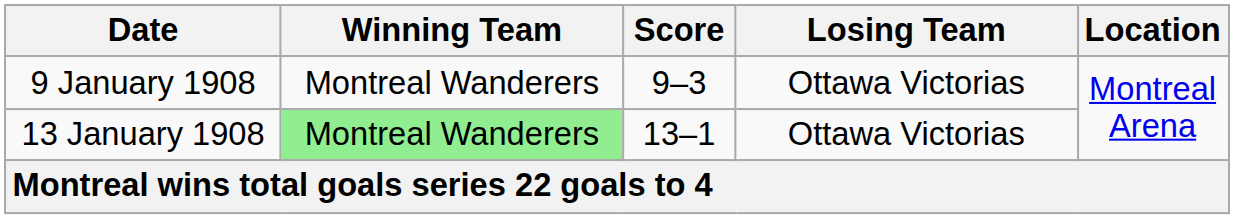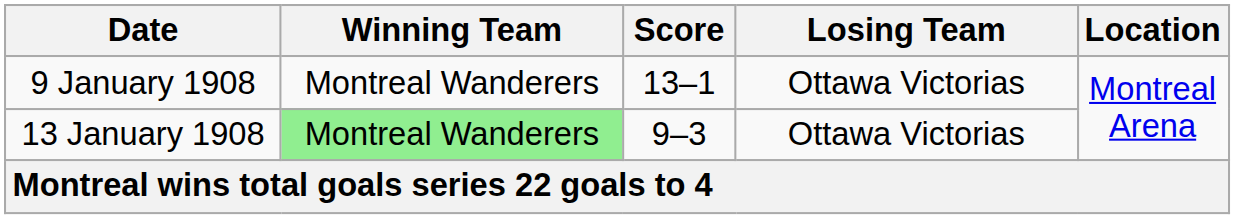(679, 82) 9–3 -> (679, 82) 13–1
(679, 133) 13–1 -> (679, 133) 9–3
